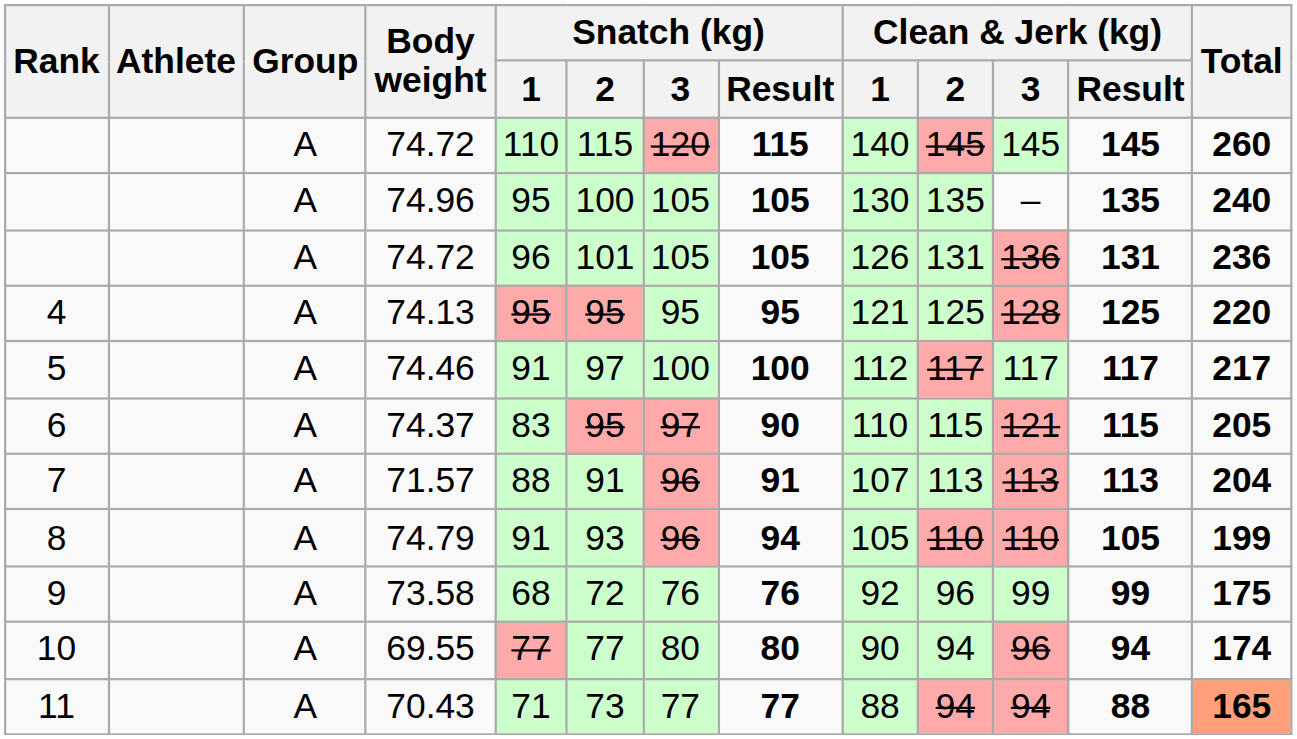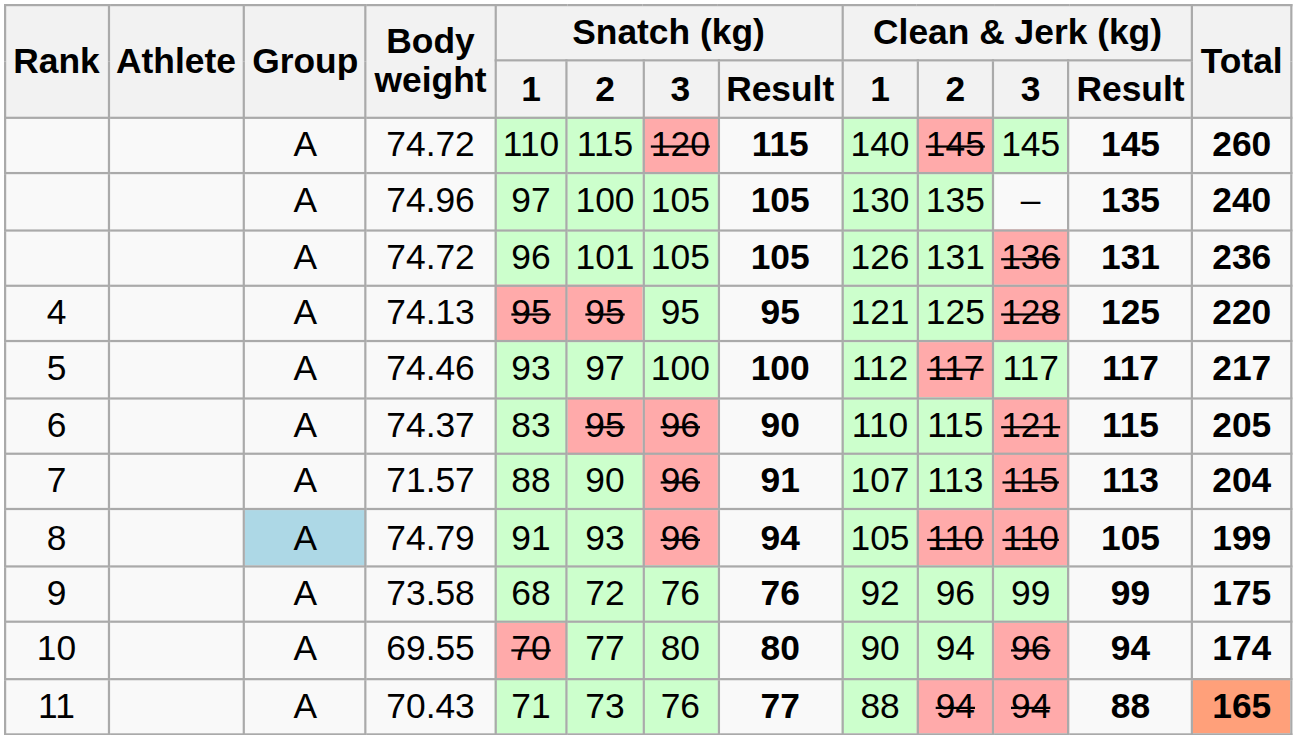(531, 200) 95 -> (531, 200) 97
(531, 369) 91 -> (531, 369) 93
(680, 425) 97 -> (680, 425) 96
(605, 481) 91 -> (605, 481) 90
(1031, 481) 113 -> (1031, 481) 115
(305, 537) no background -> (305, 537) lightblue background
(531, 649) 77 -> (531, 649) 70
(680, 705) 77 -> (680, 705) 76
